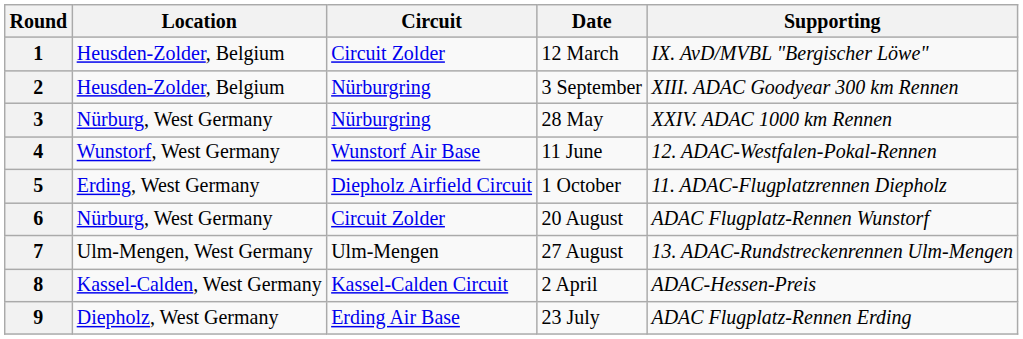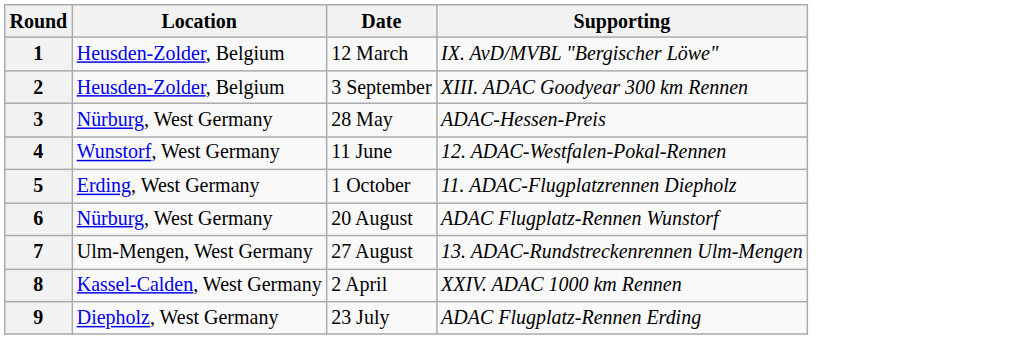- column: (432, 20)
(772, 119) XXIV. ADAC 1000 km Rennen -> (523, 119) ADAC-Hessen-Preis
(734, 284) ADAC-Hessen-Preis -> (561, 284) XXIV. ADAC 1000 km Rennen
